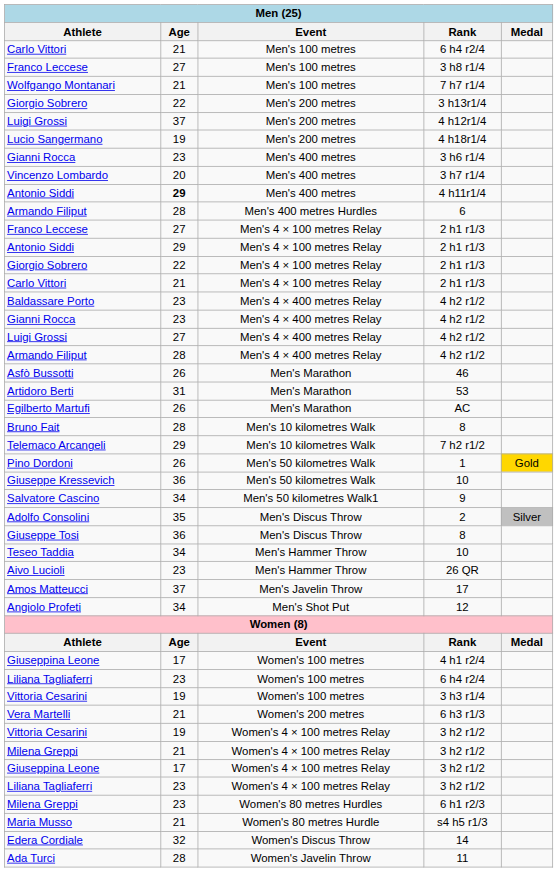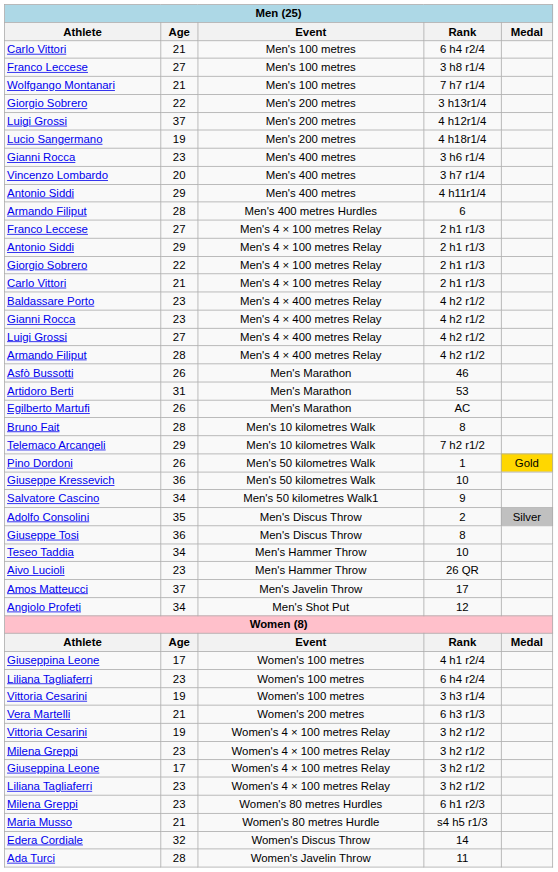(179, 193) bold -> (179, 193) normal
(179, 751) 21 -> (179, 751) 23
